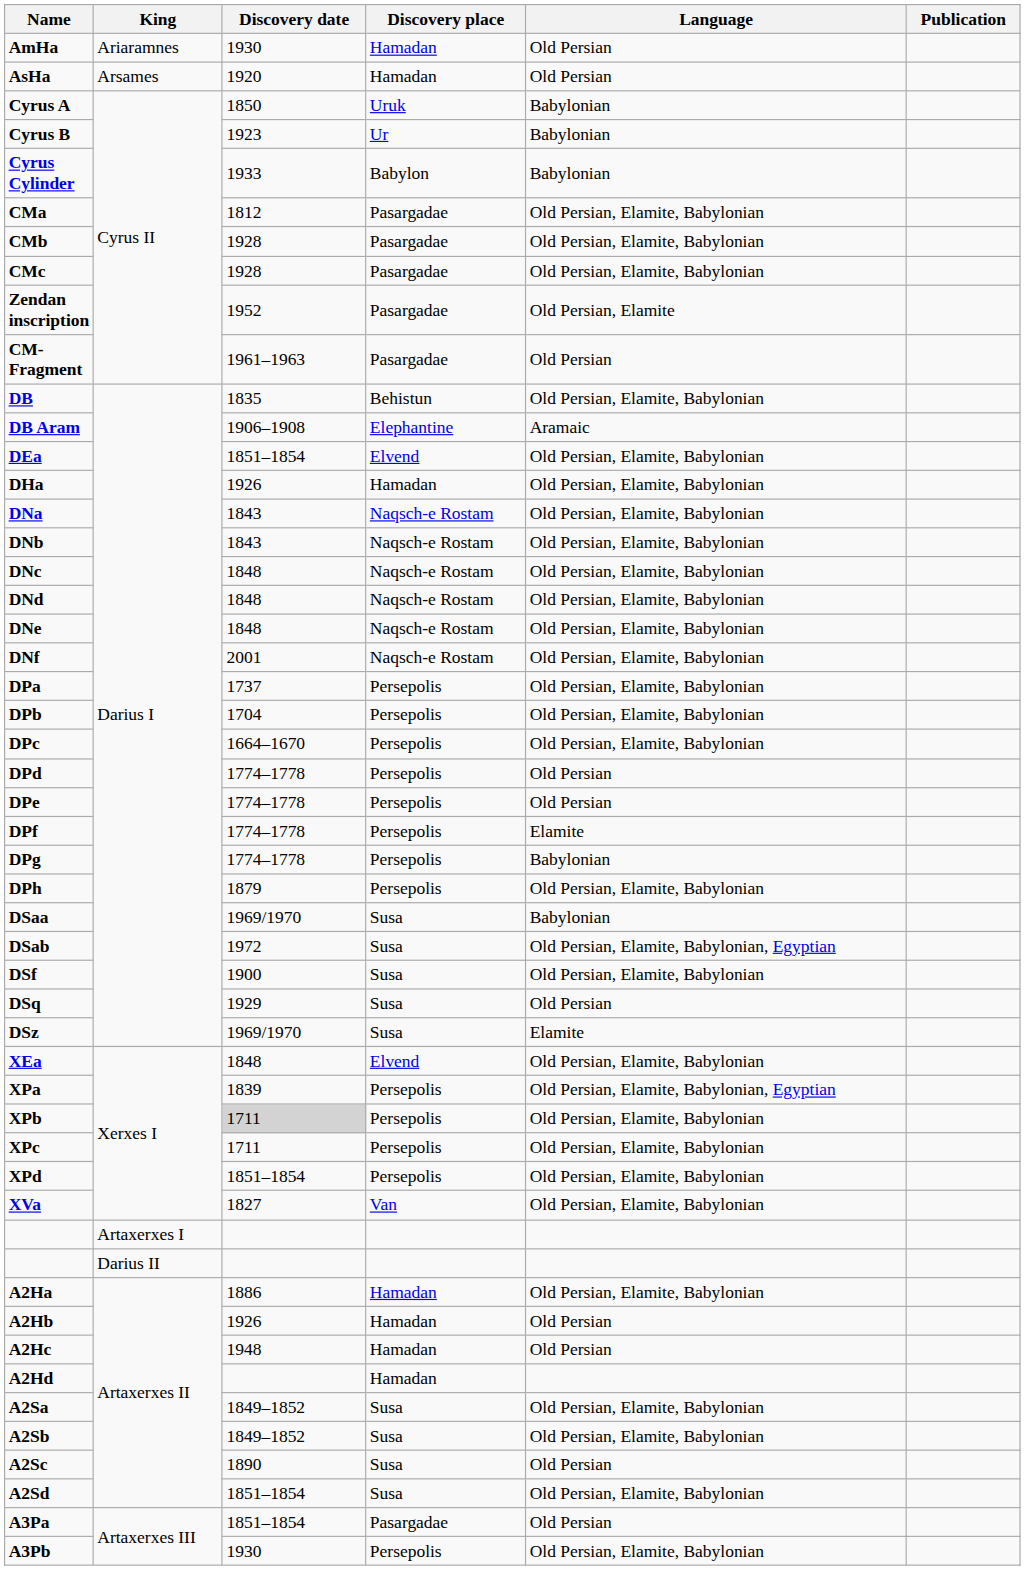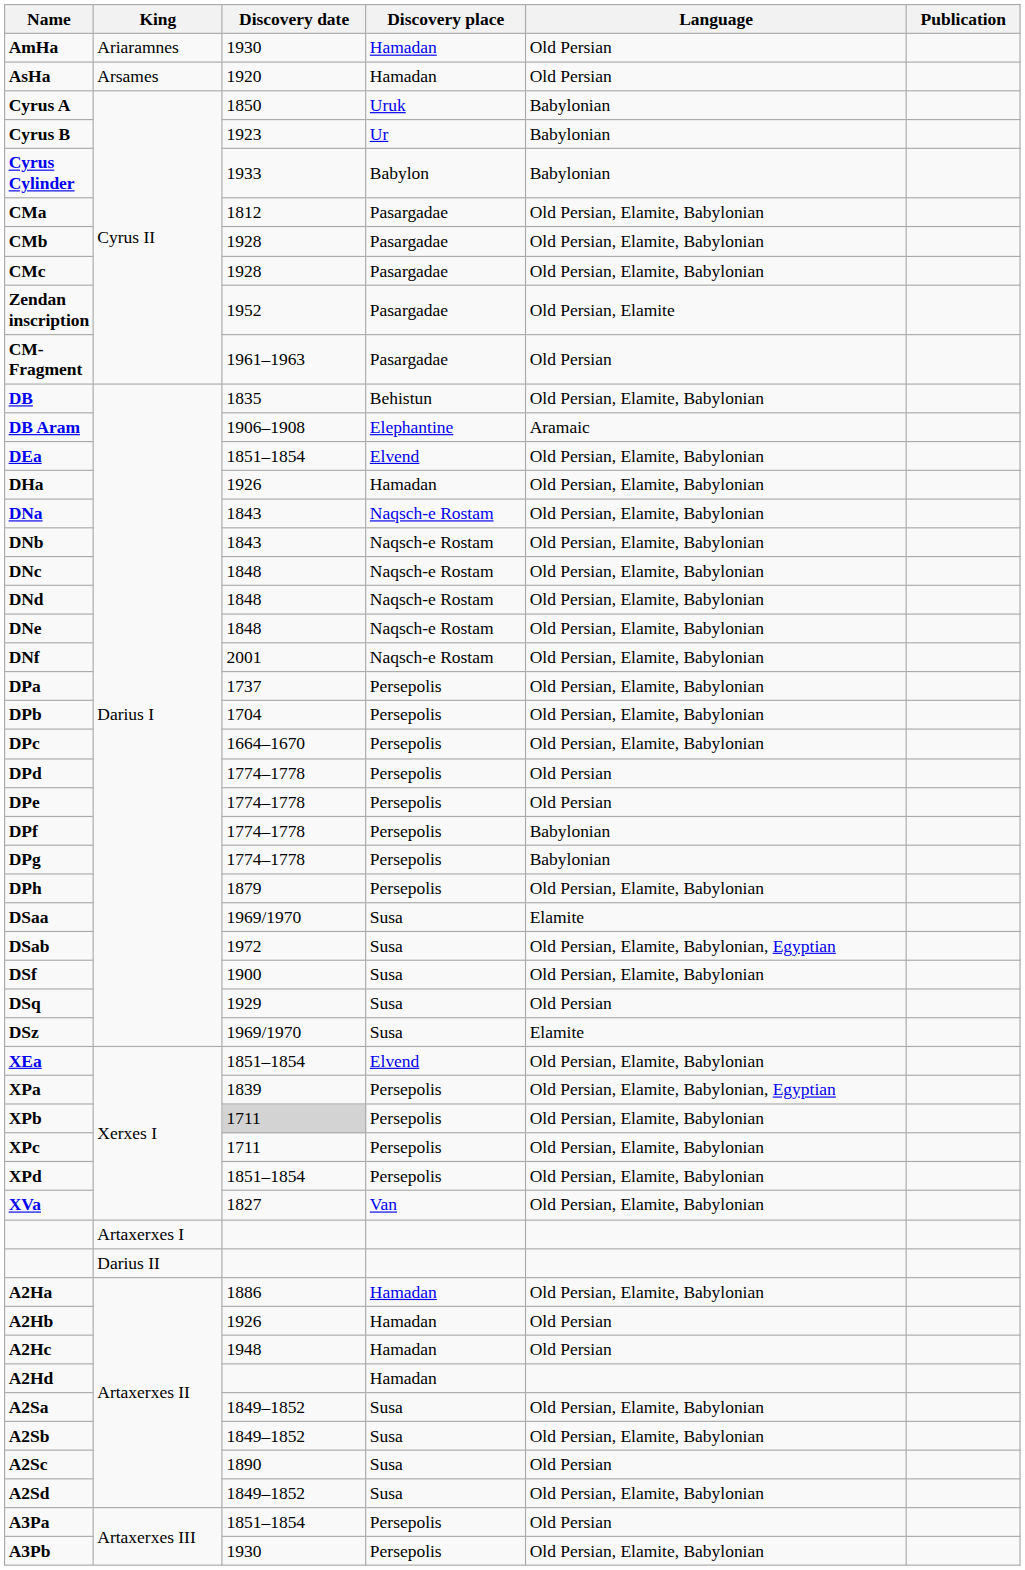(557, 830) Elamite -> (570, 830) Babylonian
(570, 917) Babylonian -> (557, 917) Elamite
(244, 1061) 1848 -> (266, 1061) 1851–1854
(266, 1493) 1851–1854 -> (266, 1493) 1849–1852
(409, 1522) Pasargadae -> (406, 1522) Persepolis
